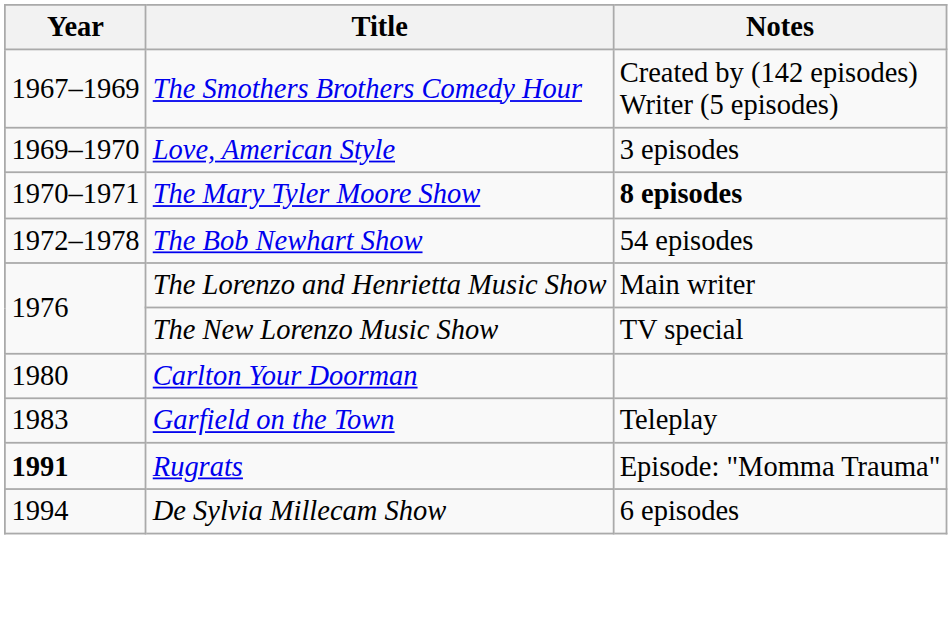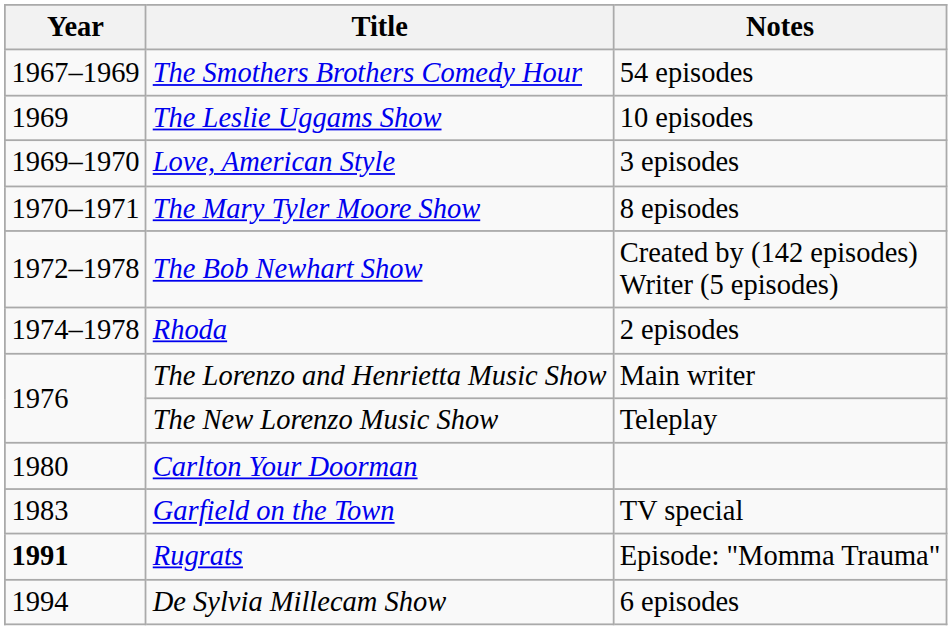(769, 88) Created by (142 episodes) Writer (5 episodes) -> (687, 72) 54 episodes
+ row: (297, 117)
(681, 194) bold -> (679, 207) normal
(687, 239) 54 episodes -> (769, 268) Created by (142 episodes) Writer (5 episodes)
+ row: (190, 330)
(682, 330) TV special -> (669, 420) Teleplay
(669, 420) Teleplay -> (682, 510) TV special
